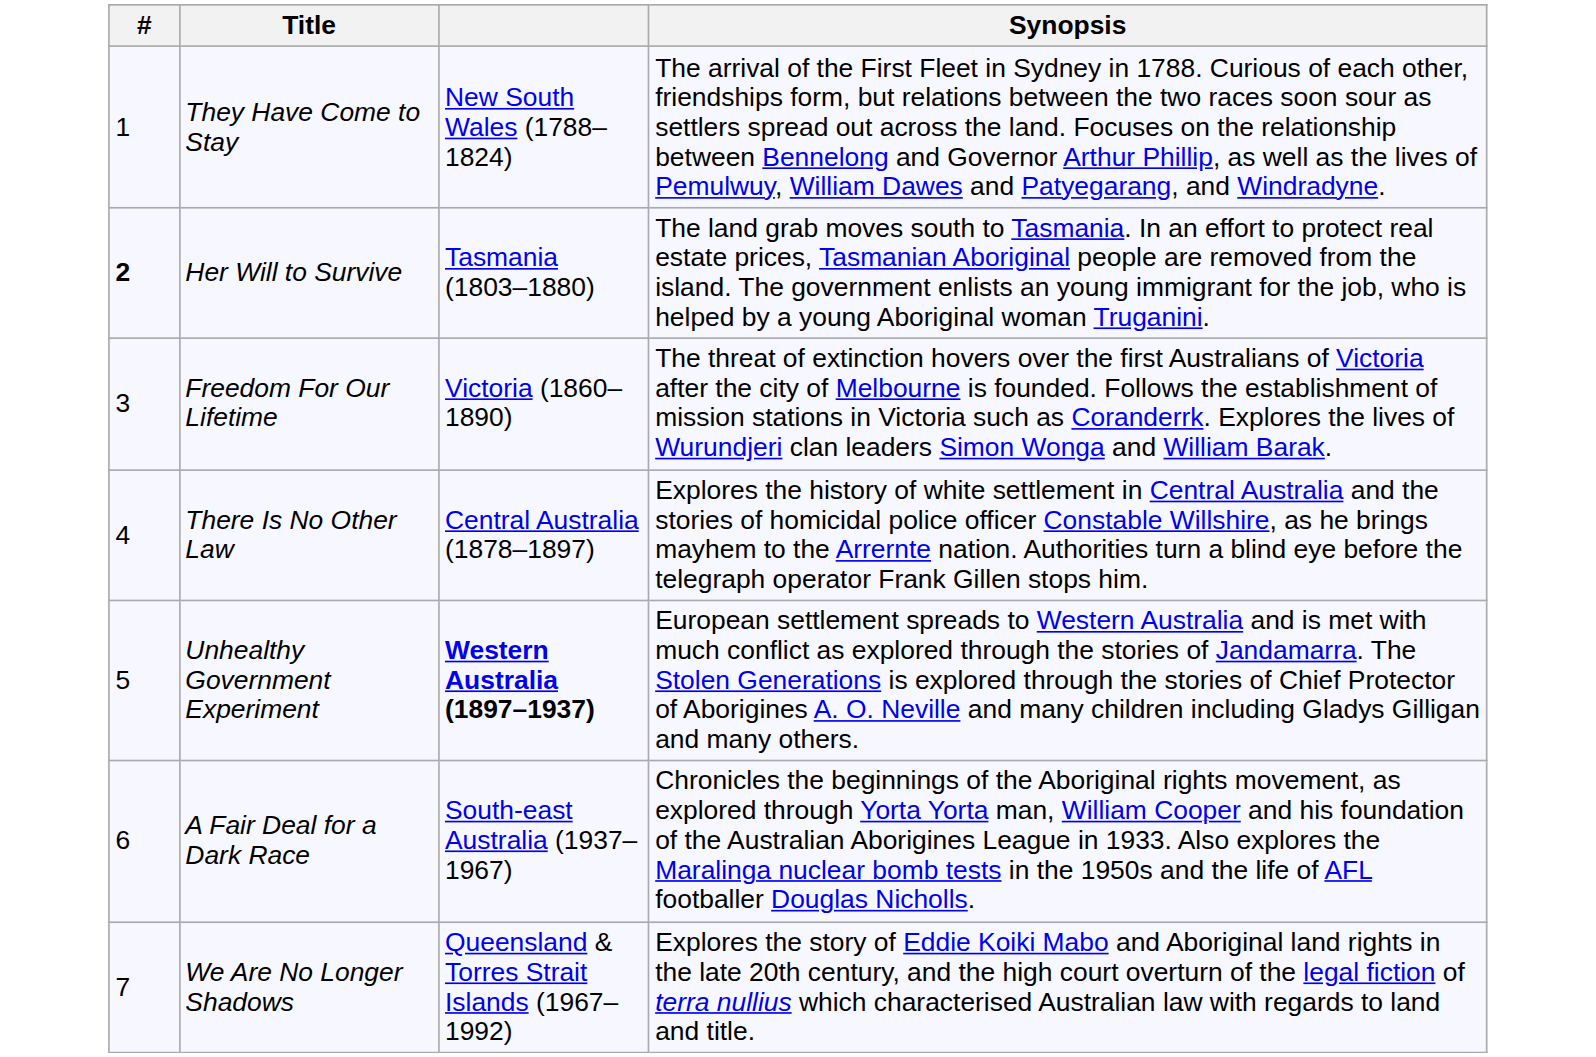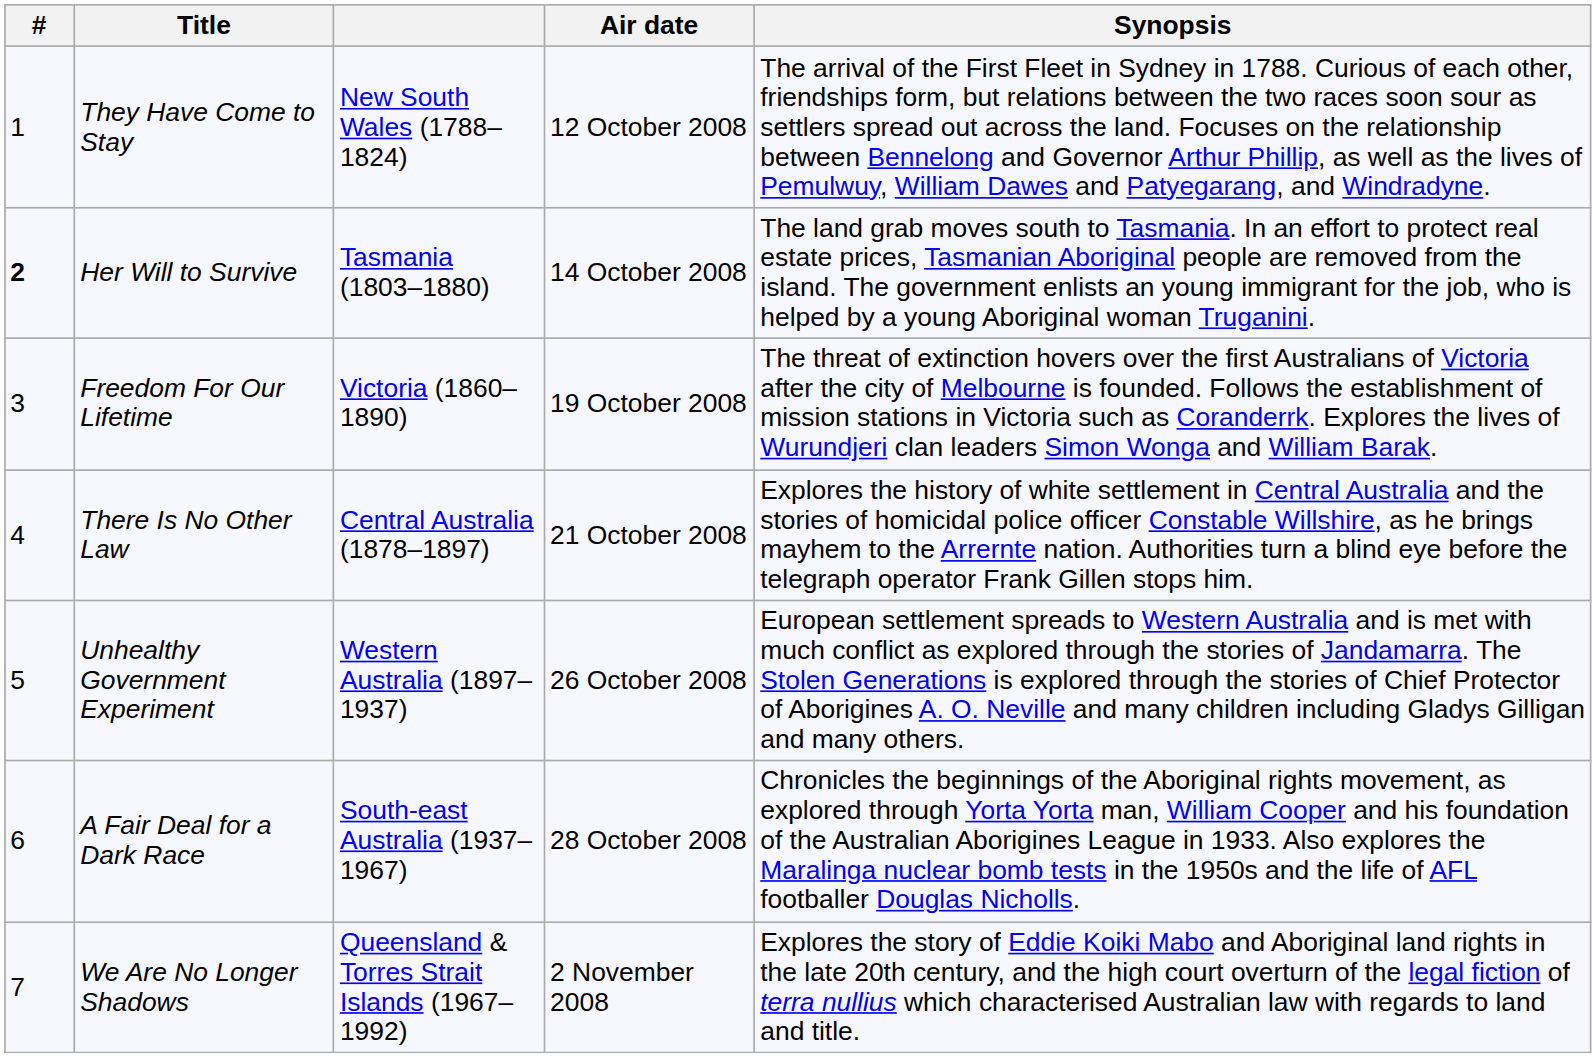+ column: (649, 25)
(520, 680) bold -> (436, 680) normal
